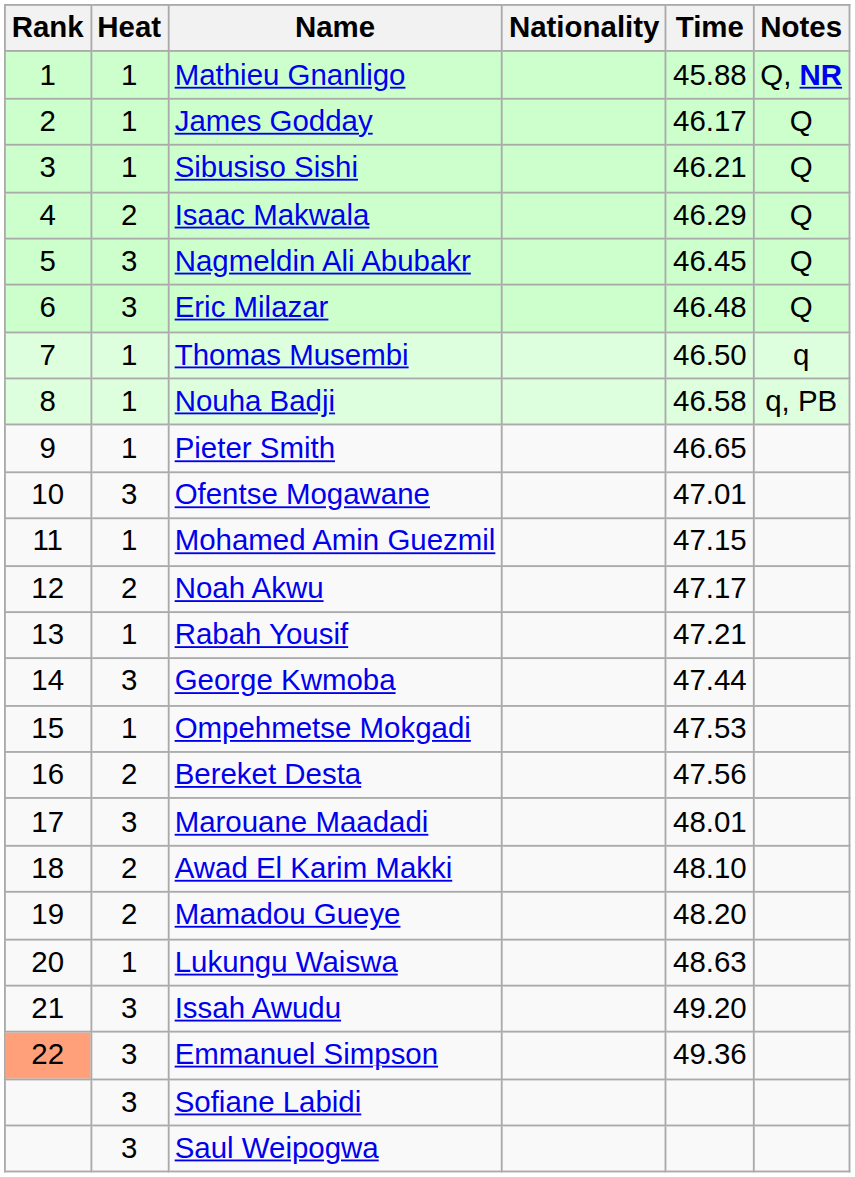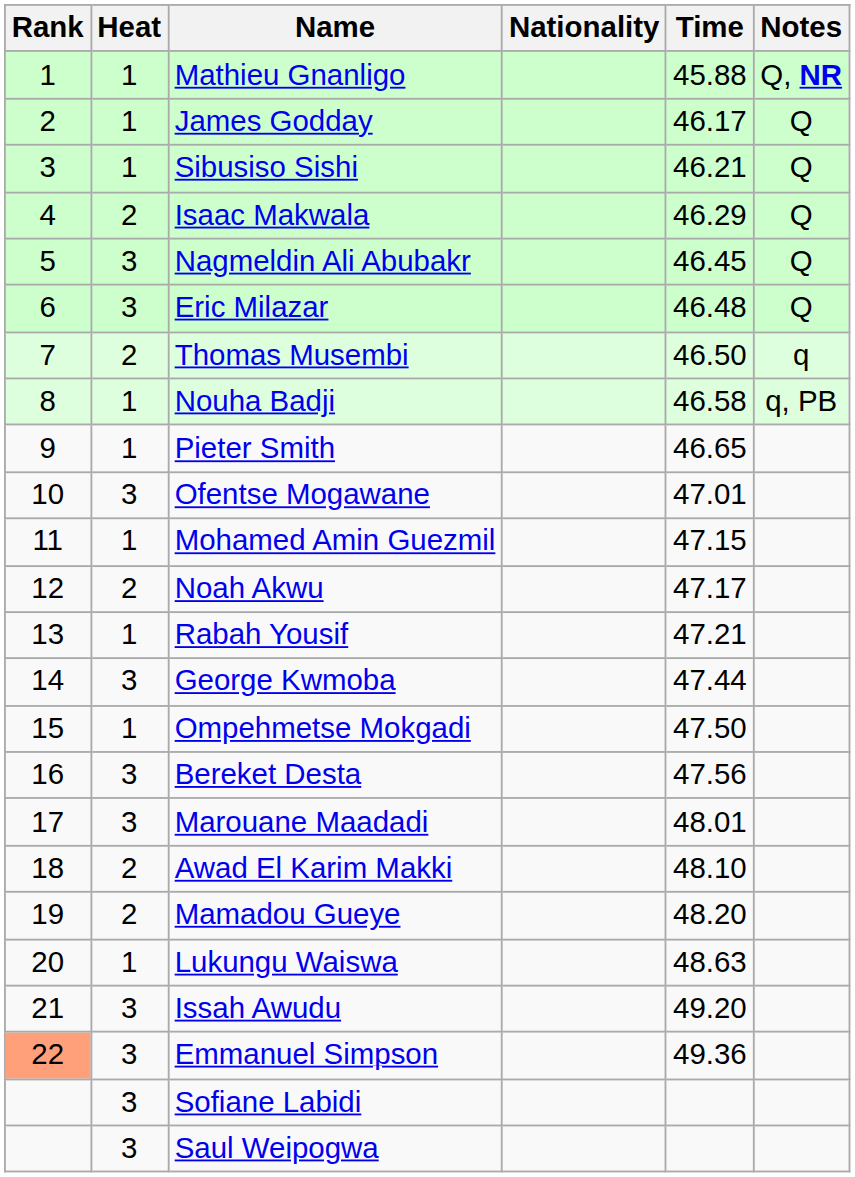(129, 354) 1 -> (129, 354) 2
(710, 728) 47.53 -> (710, 728) 47.50
(129, 774) 2 -> (129, 774) 3
